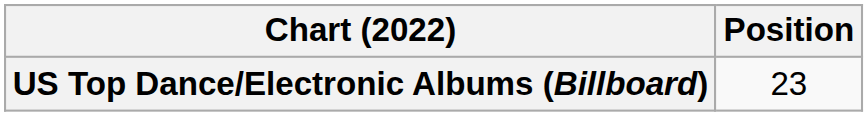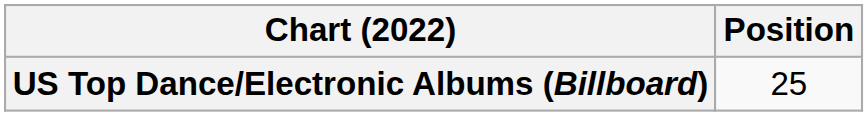(789, 83) 23 -> (789, 83) 25
